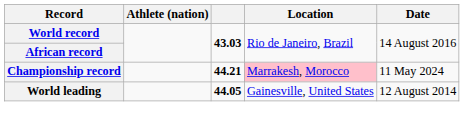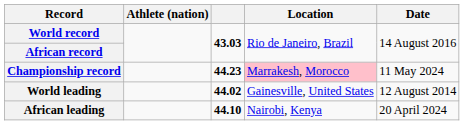(228, 71) 44.21 -> (228, 71) 44.23
(228, 91) 44.05 -> (228, 91) 44.02
+ row: (64, 110)
